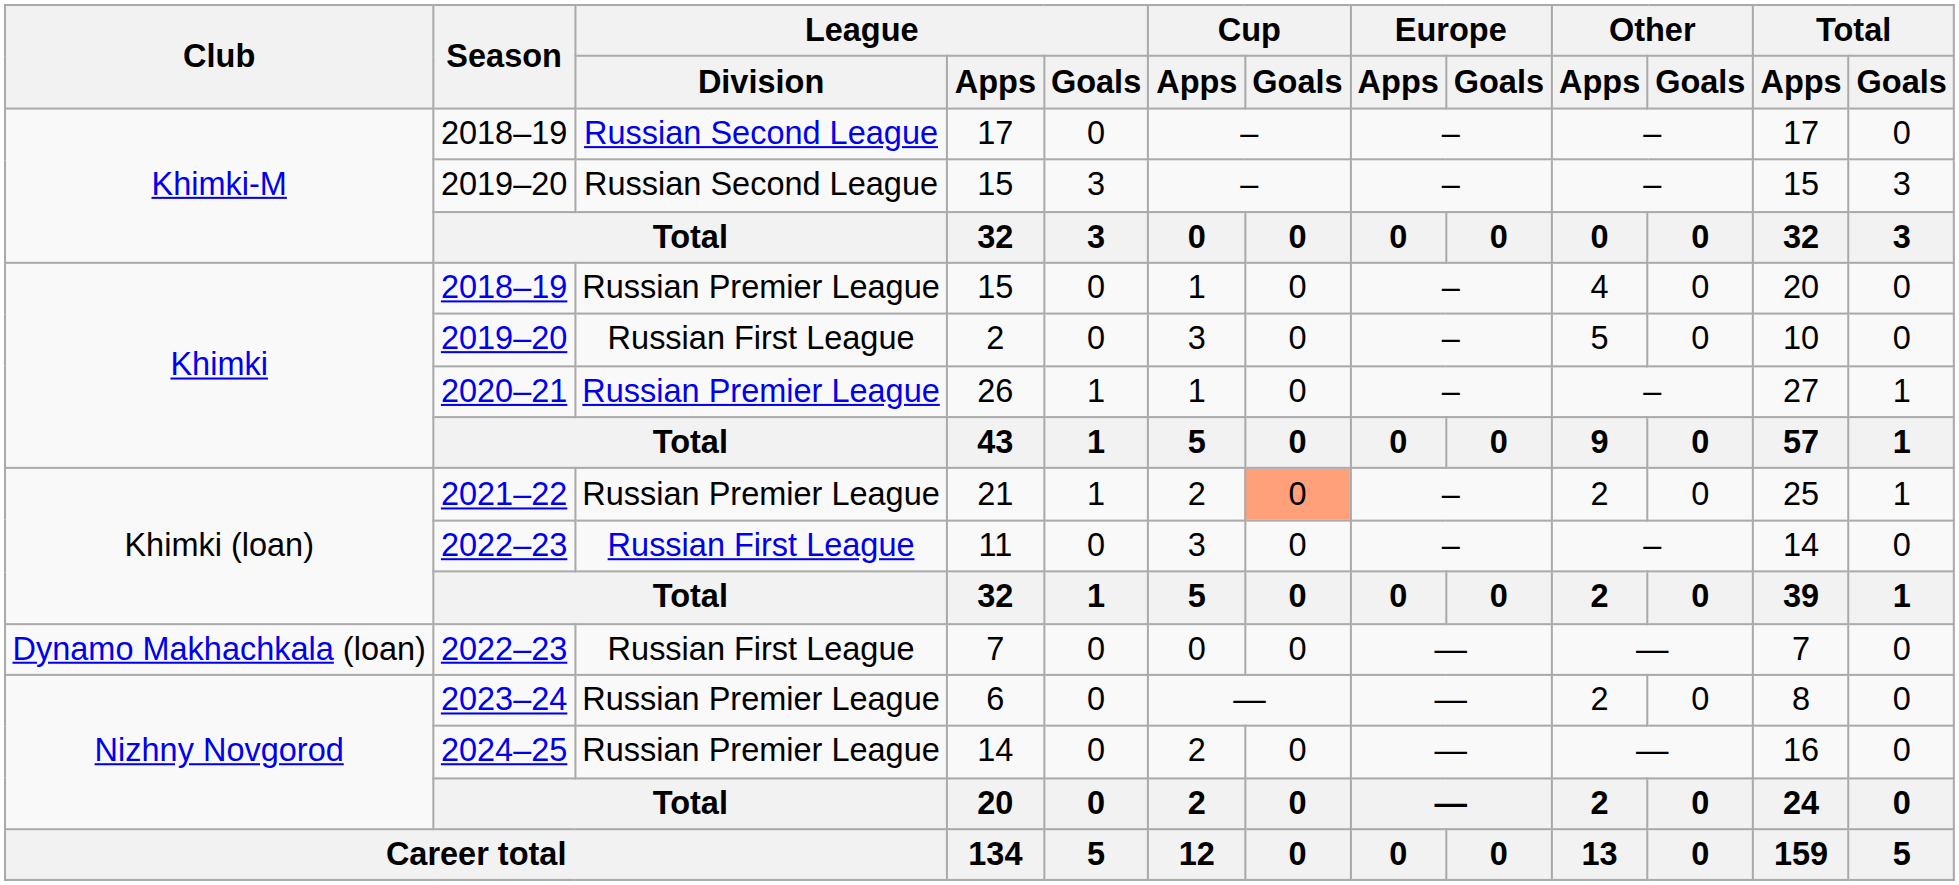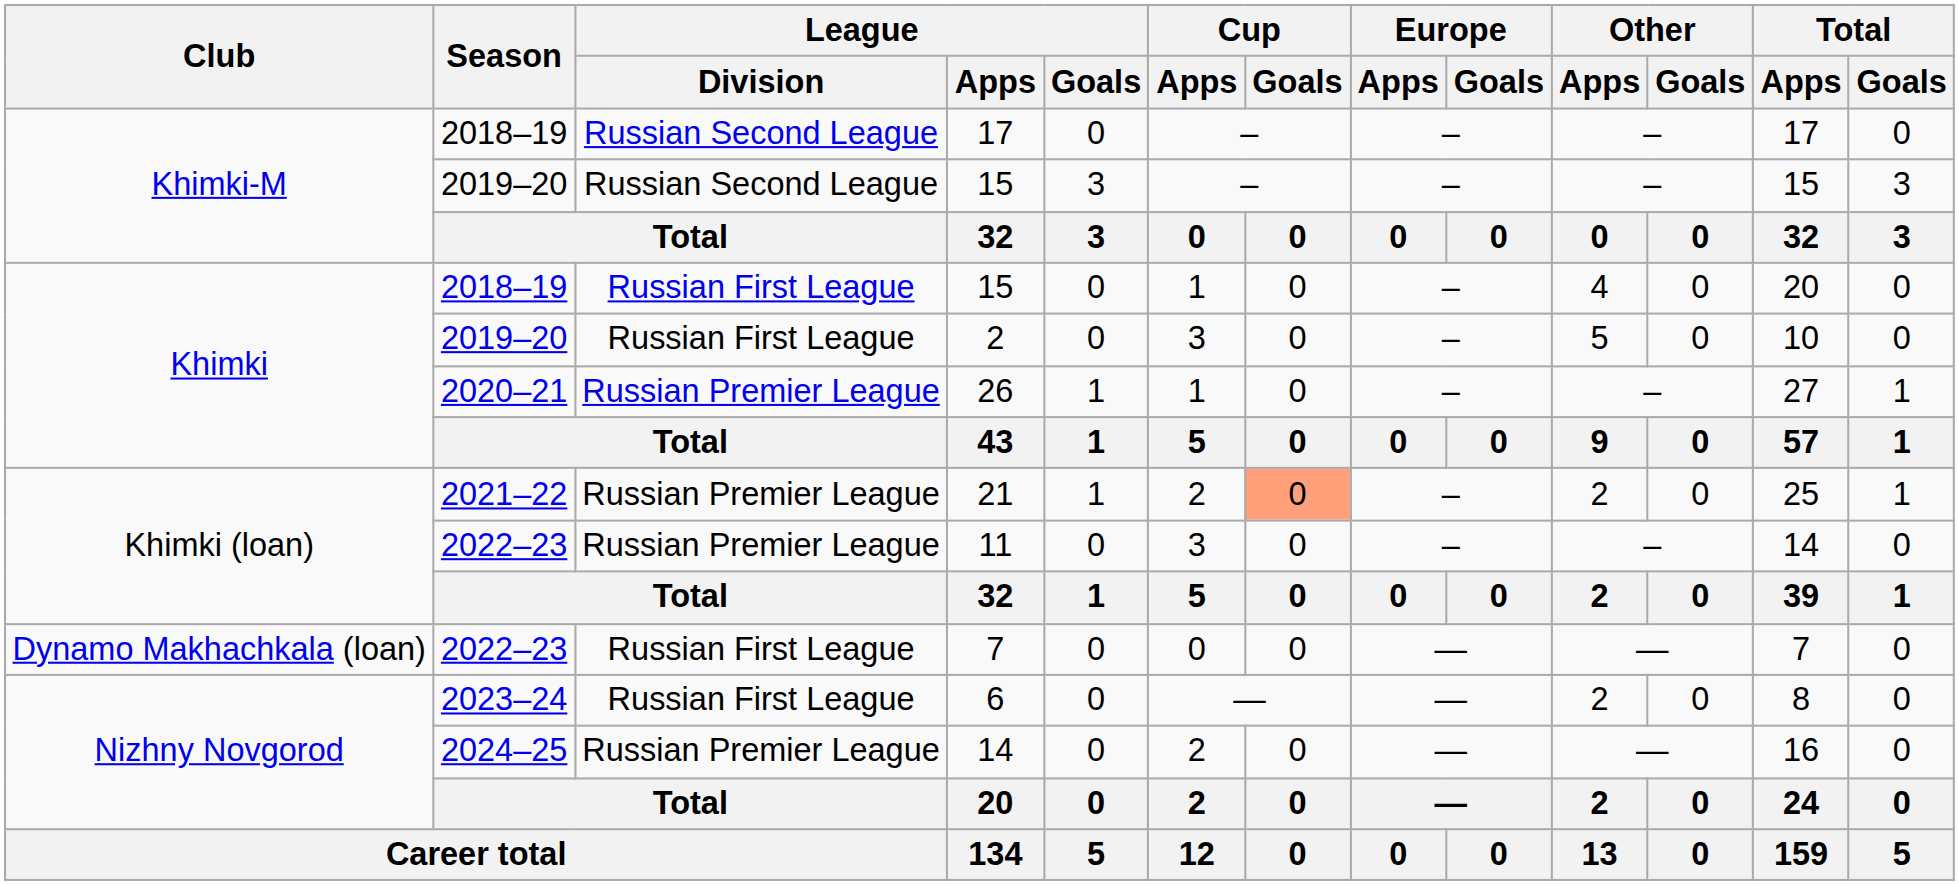(761, 287) Russian Premier League -> (761, 287) Russian First League
(761, 545) Russian First League -> (761, 545) Russian Premier League
(761, 699) Russian Premier League -> (761, 699) Russian First League
